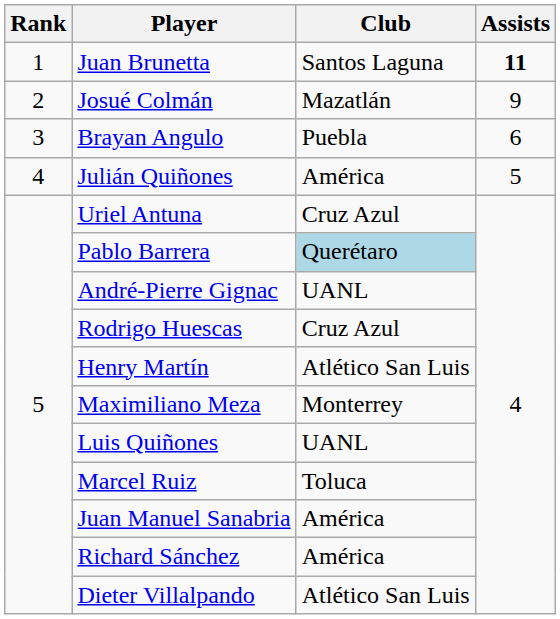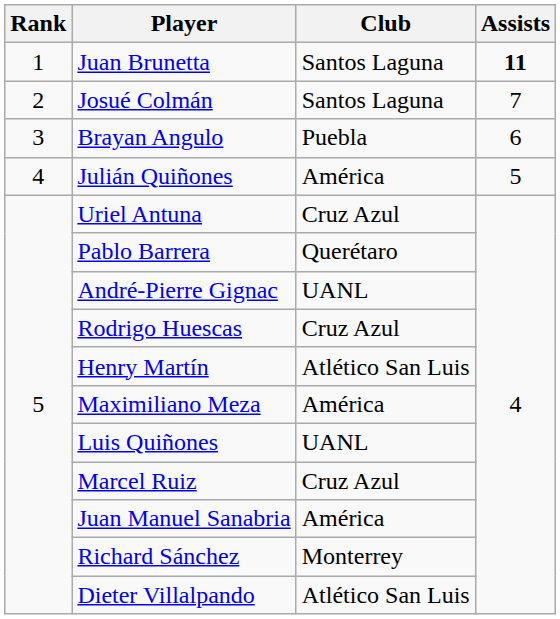(346, 99) Mazatlán -> (373, 99) Santos Laguna
(515, 99) 9 -> (515, 99) 7
(350, 251) lightblue background -> (350, 251) no background
(352, 404) Monterrey -> (343, 404) América
(334, 480) Toluca -> (351, 480) Cruz Azul
(343, 556) América -> (352, 556) Monterrey
